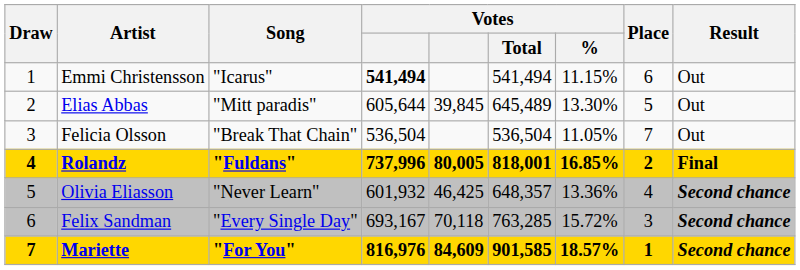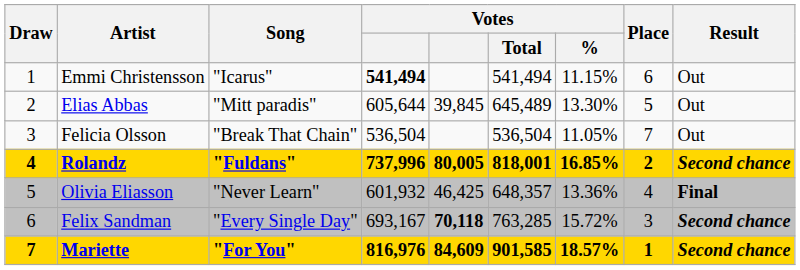(698, 163) Final -> (734, 163) Second chance
(734, 192) Second chance -> (698, 192) Final
(459, 221) normal -> (459, 221) bold
